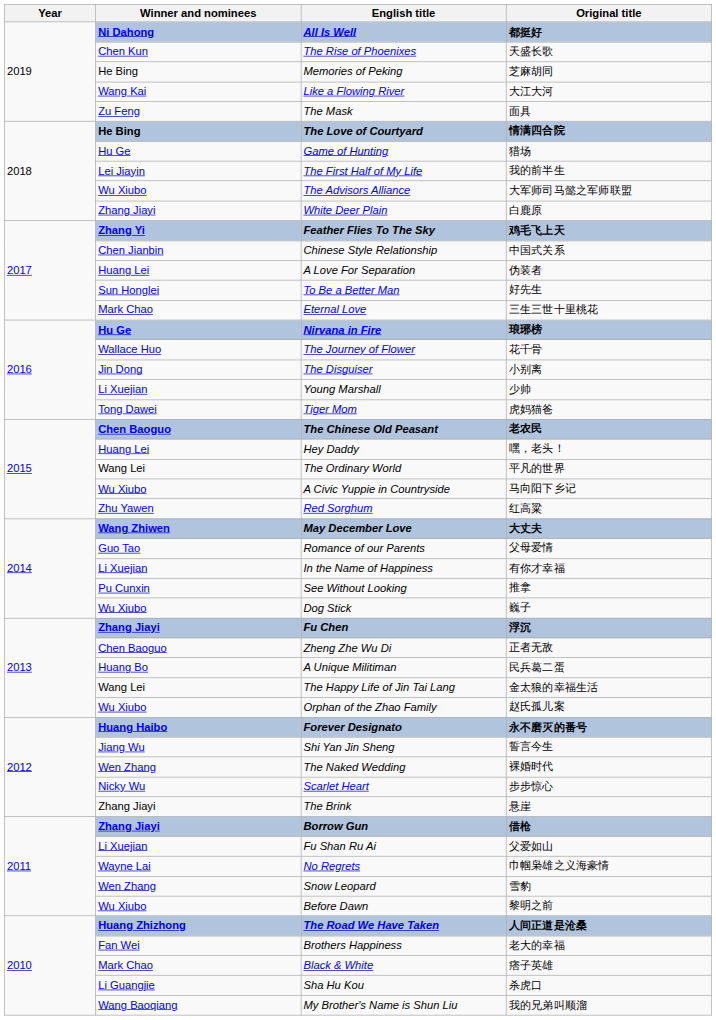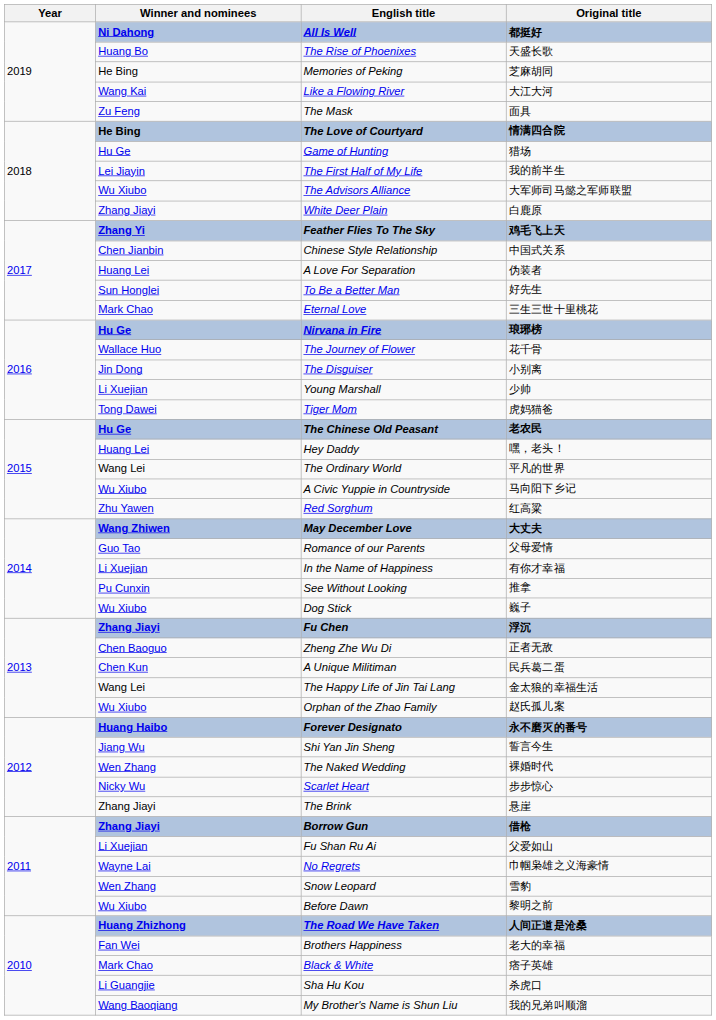(123, 52) Chen Kun -> (123, 52) Huang Bo
(135, 429) Chen Baoguo -> (115, 429) Hu Ge
(123, 667) Huang Bo -> (123, 667) Chen Kun
